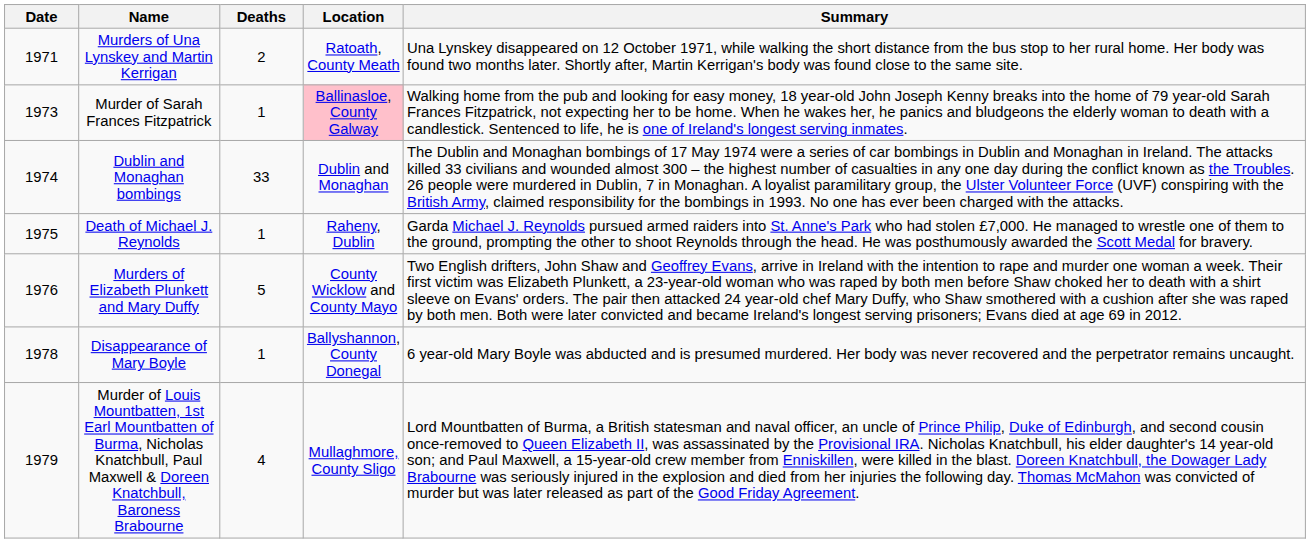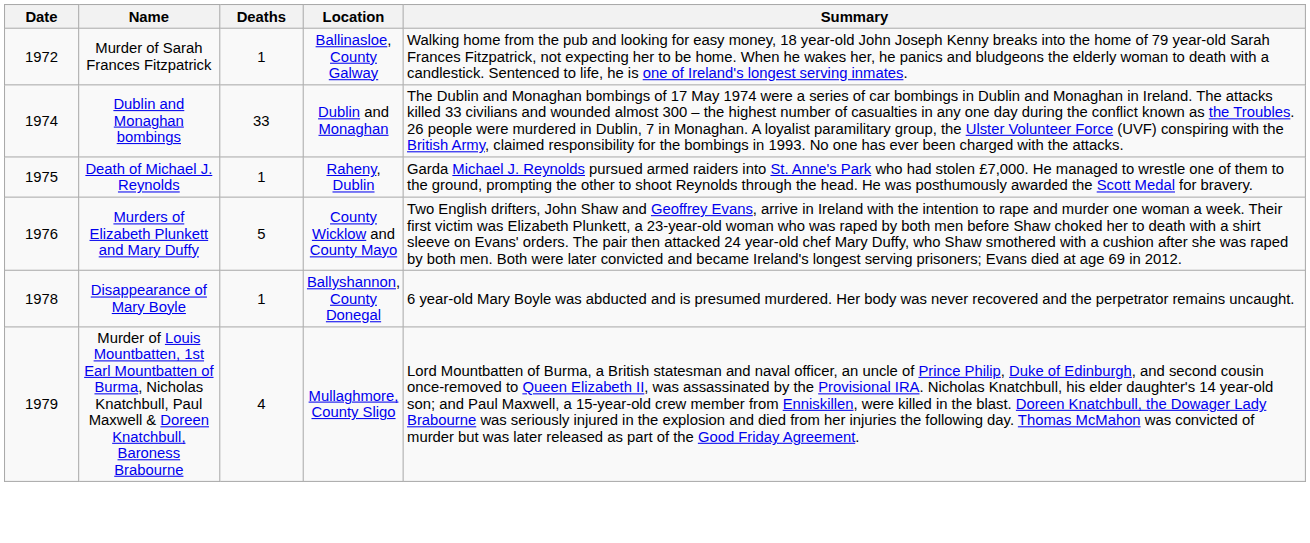- row: (149, 57)
(41, 113) 1973 -> (41, 57) 1972
(354, 113) pink background -> (354, 57) no background
